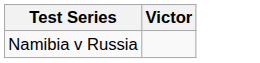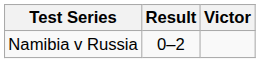+ column: (171, 17)
